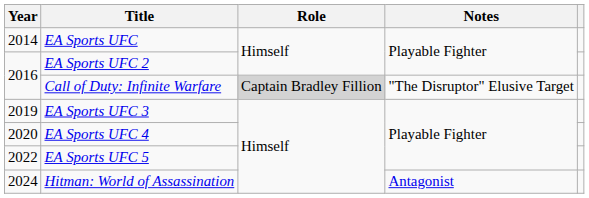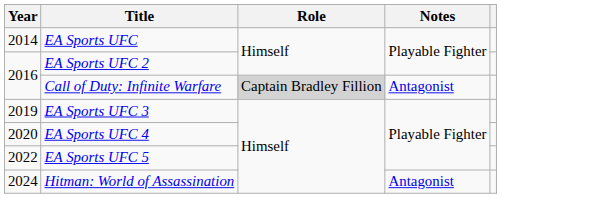(481, 87) "The Disruptor" Elusive Target -> (421, 87) Antagonist
